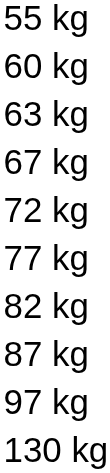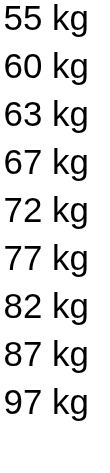- row: (56, 450)
